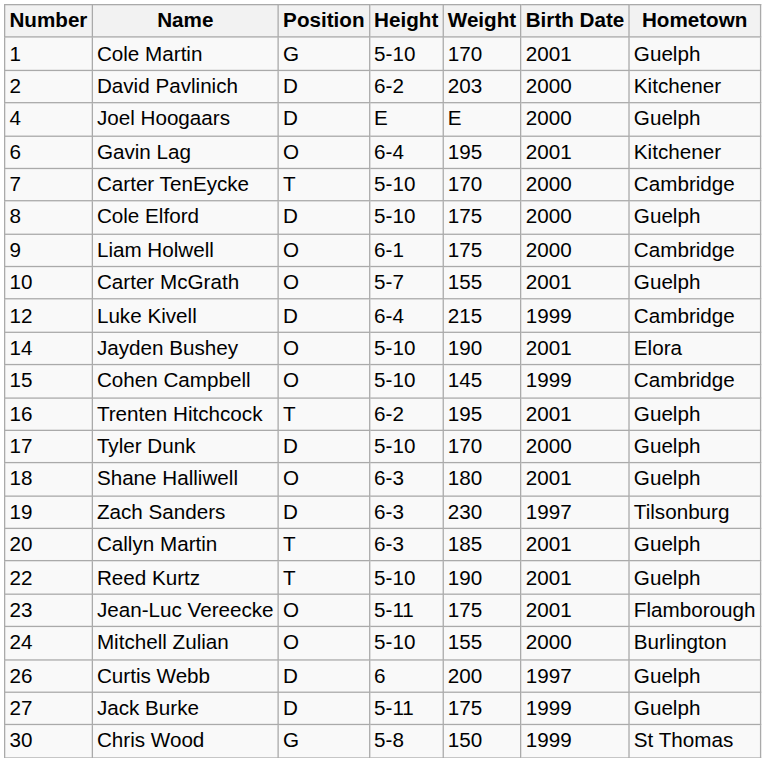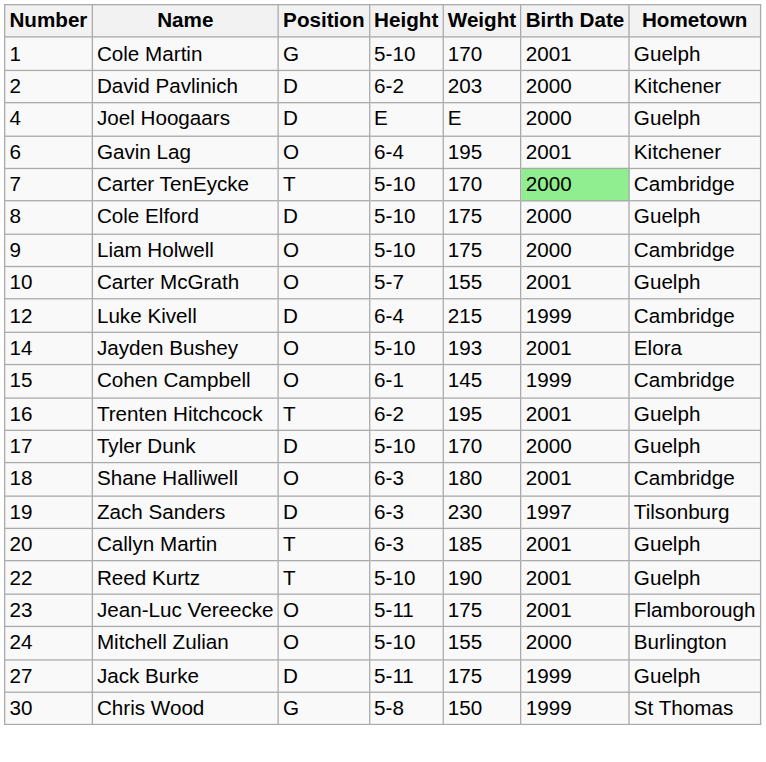(549, 184) no background -> (549, 184) lightgreen background
(389, 250) 6-1 -> (395, 250) 5-10
(465, 348) 190 -> (465, 348) 193
(395, 380) 5-10 -> (389, 380) 6-1
(667, 479) Guelph -> (684, 479) Cambridge
- row: (153, 675)
